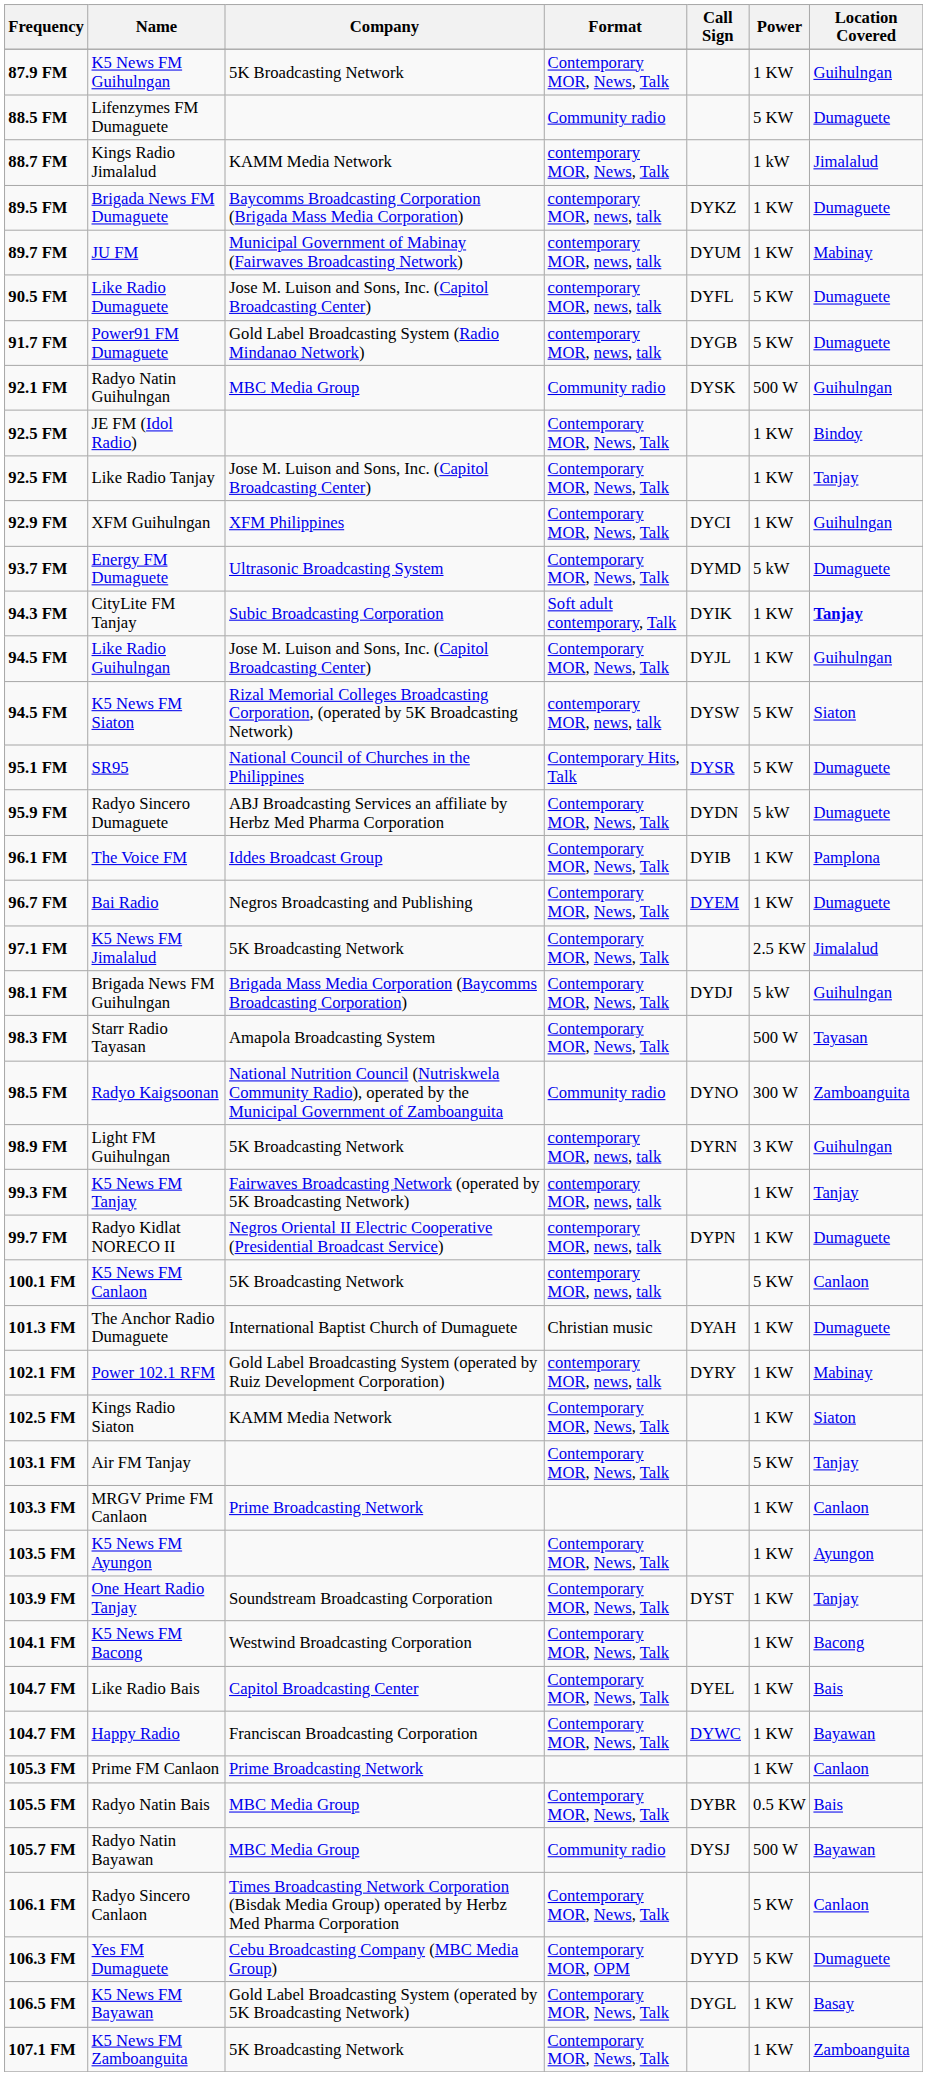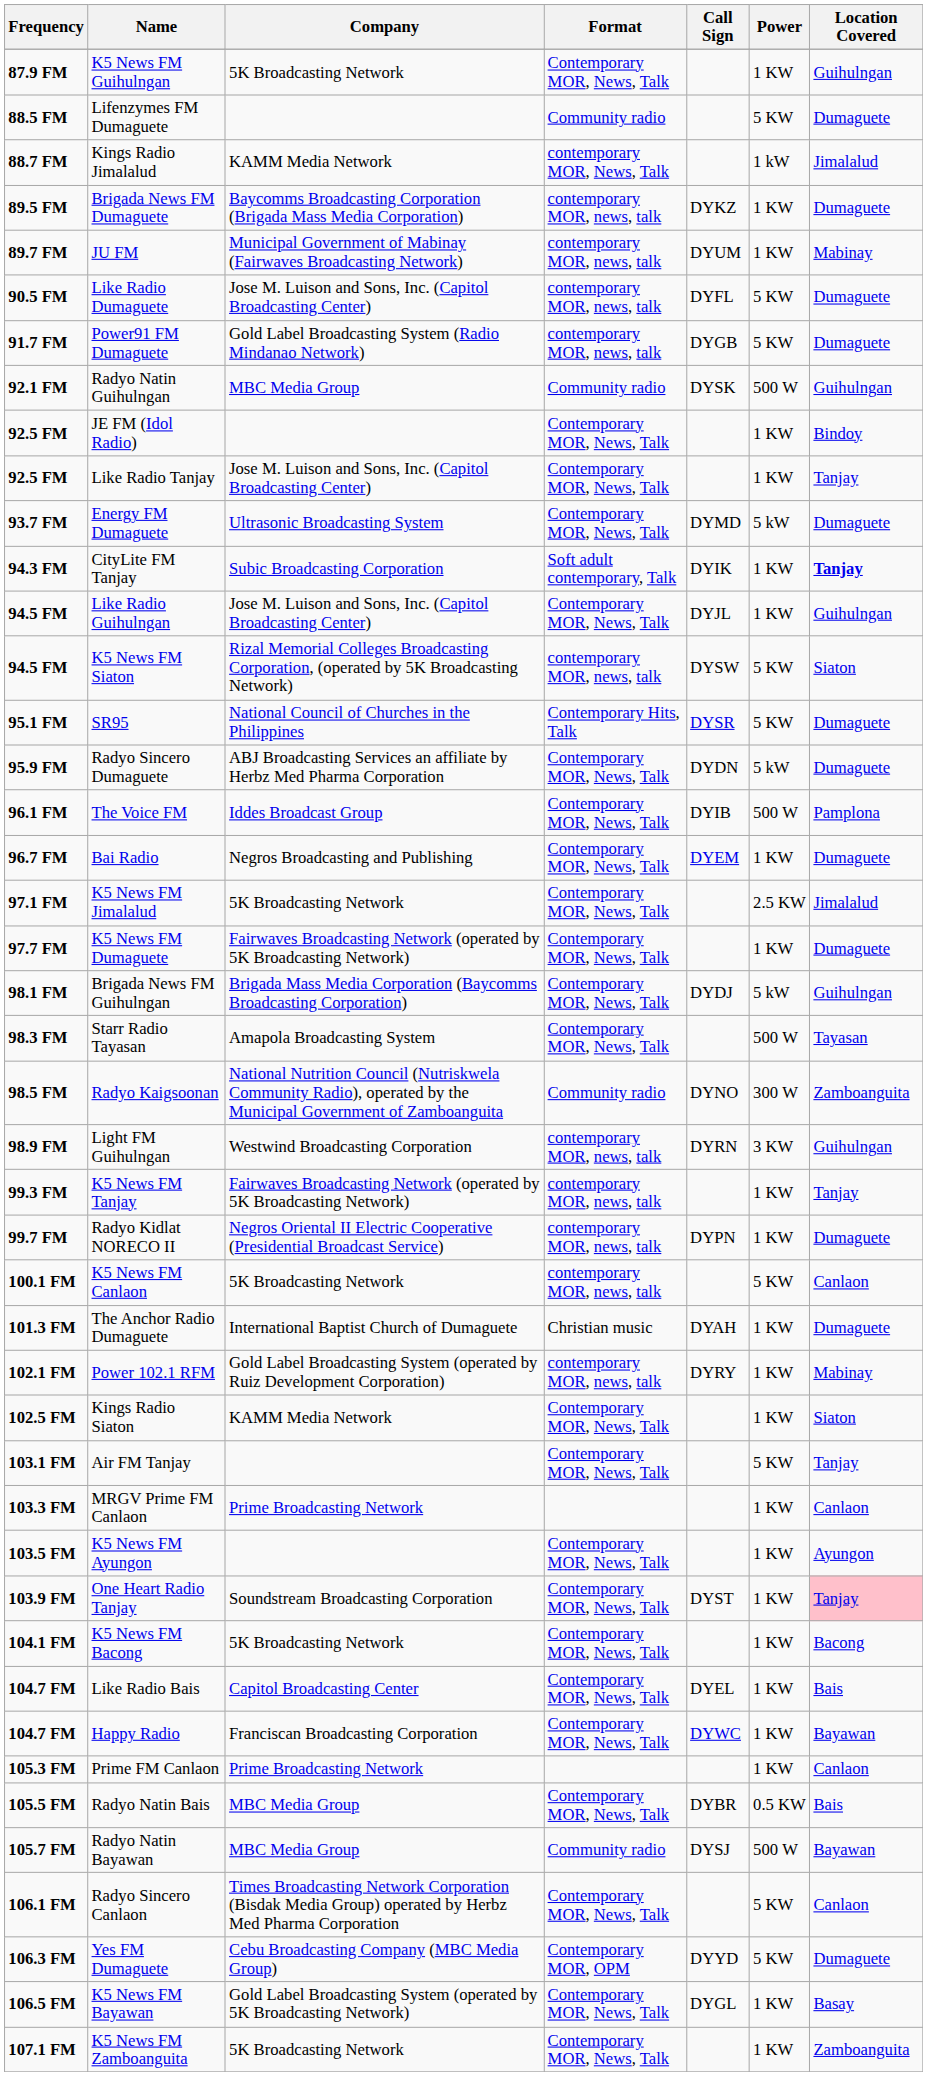- row: (151, 523)
(773, 857) 1 KW -> (775, 812) 500 W
+ row: (137, 947)
(316, 1147) 5K Broadcasting Network -> (350, 1147) Westwind Broadcasting Corporation
(836, 1598) no background -> (836, 1598) pink background
(350, 1643) Westwind Broadcasting Corporation -> (316, 1643) 5K Broadcasting Network
